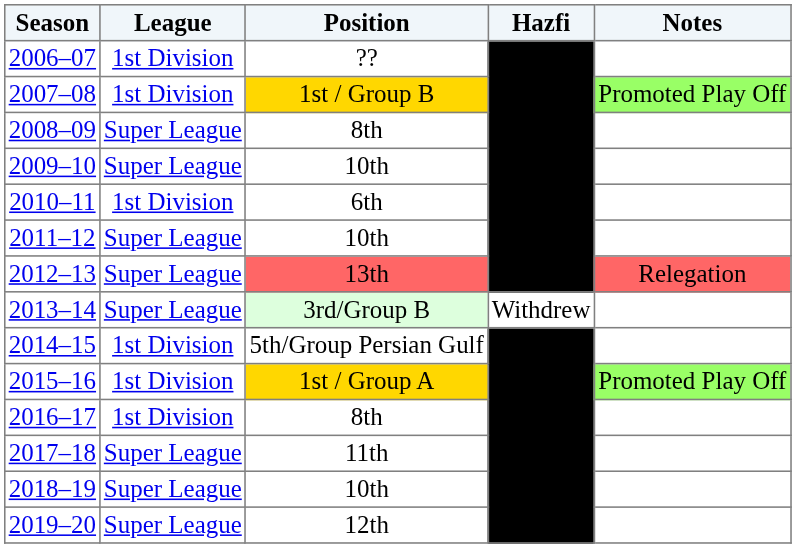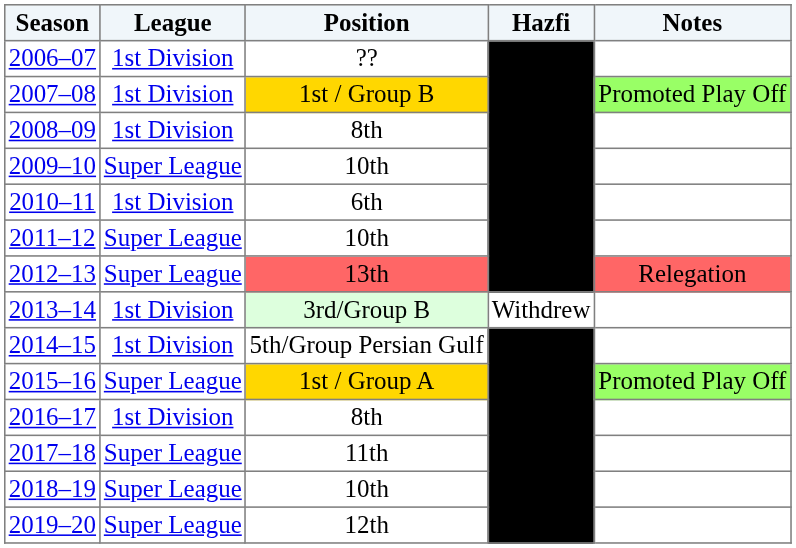(173, 130) Super League -> (173, 130) 1st Division
(173, 309) Super League -> (173, 309) 1st Division
(173, 381) 1st Division -> (173, 381) Super League
